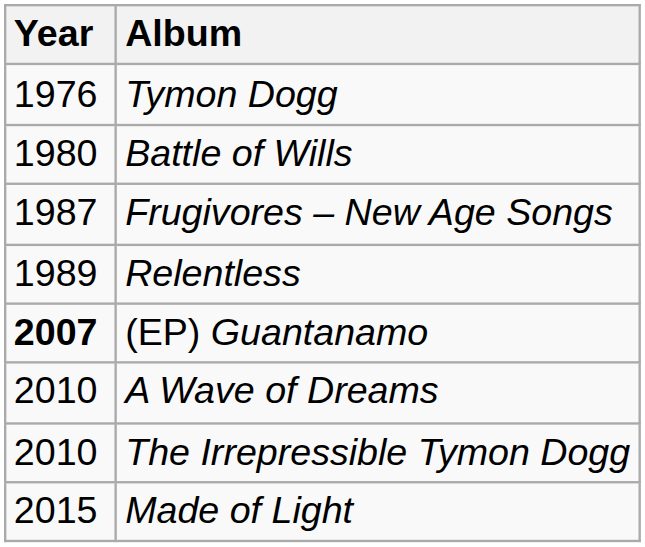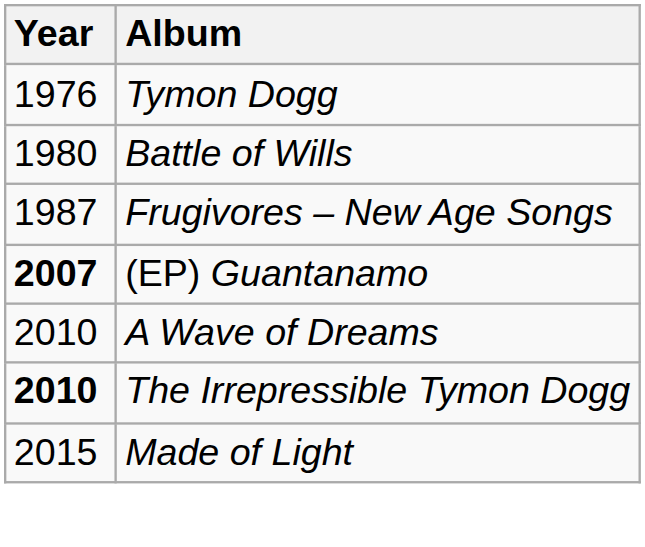- row: (213, 272)
(56, 451) normal -> (56, 392) bold
